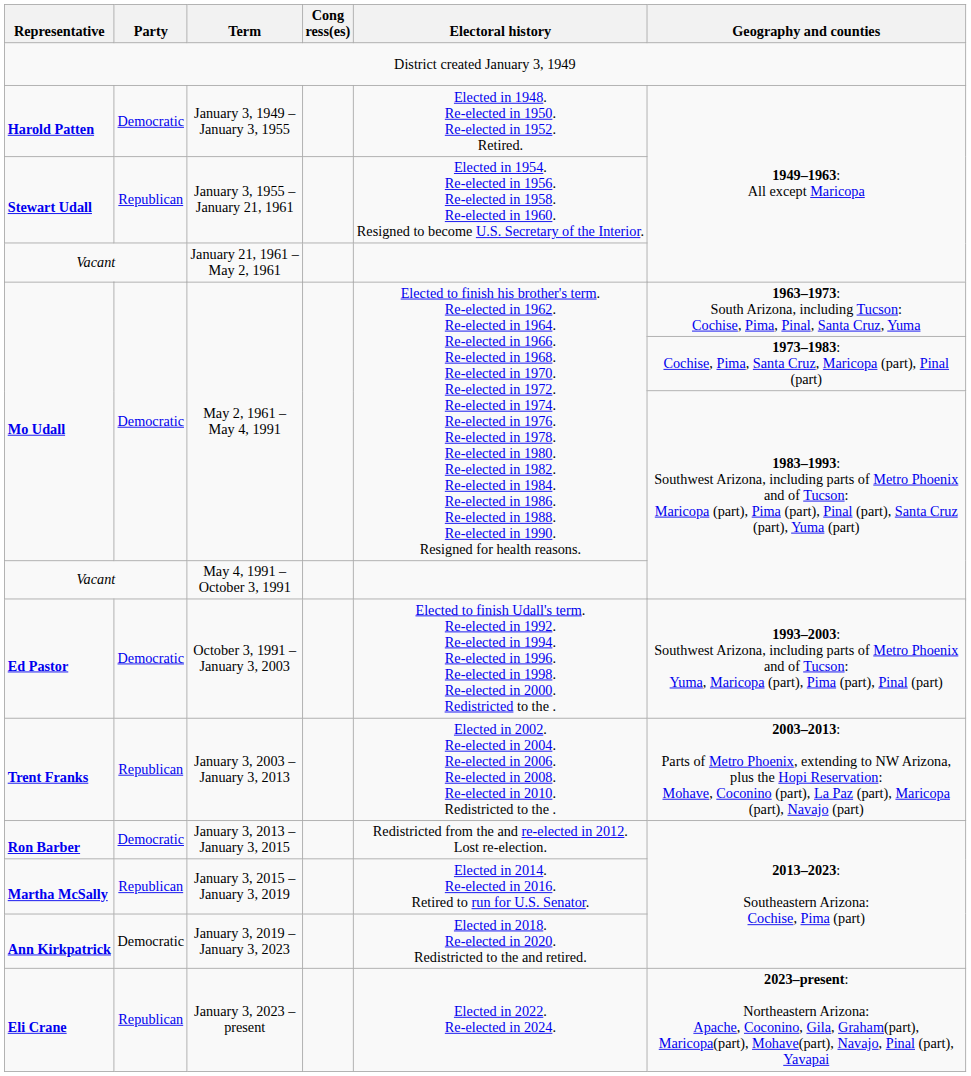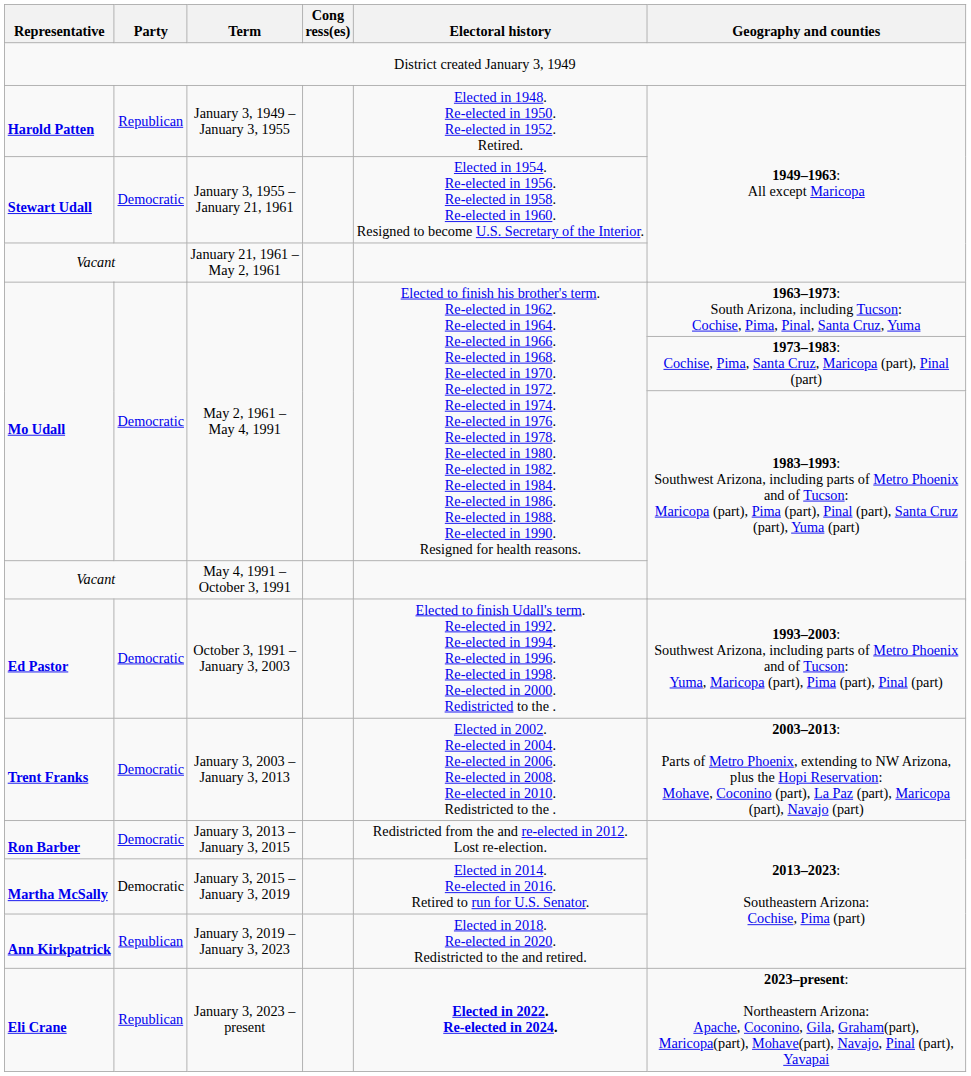(151, 121) Democratic -> (151, 121) Republican
(151, 199) Republican -> (151, 199) Democratic
(151, 769) Republican -> (151, 769) Democratic
(151, 886) Republican -> (151, 886) Democratic
(151, 941) Democratic -> (151, 941) Republican
(500, 1019) normal -> (500, 1019) bold
